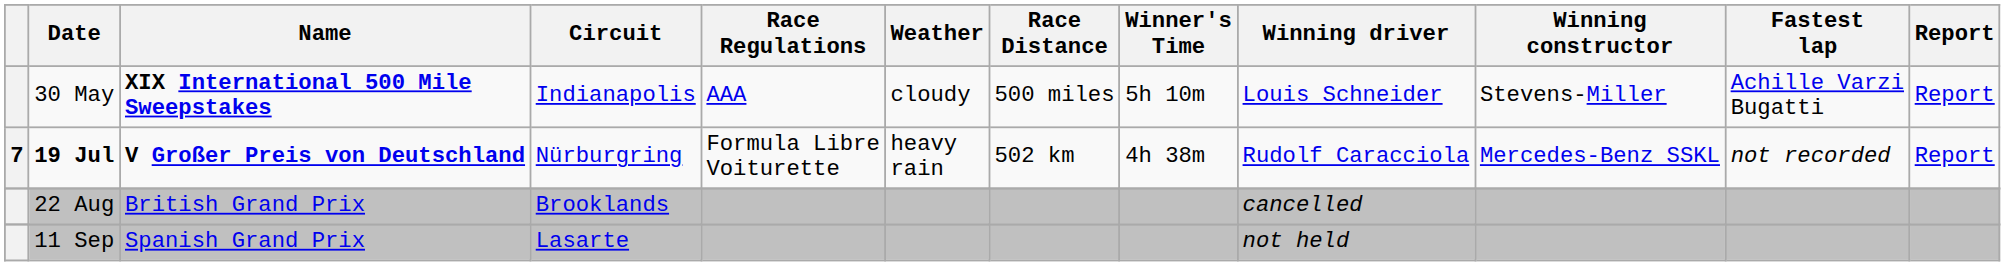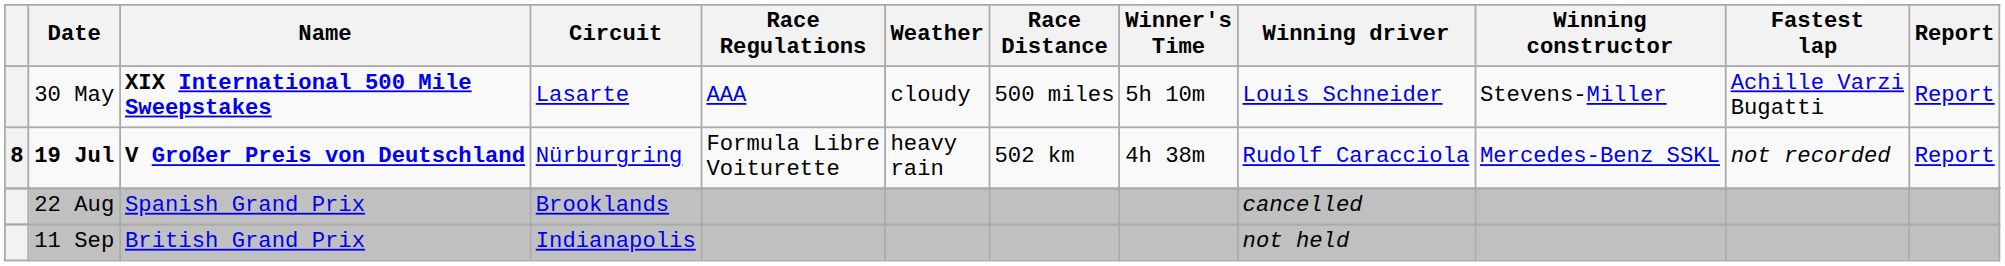(616, 97) Indianapolis -> (582, 97) Lasarte
(17, 158) 7 -> (17, 158) 8
(245, 206) British Grand Prix -> (245, 206) Spanish Grand Prix
(245, 242) Spanish Grand Prix -> (245, 242) British Grand Prix
(582, 242) Lasarte -> (616, 242) Indianapolis
